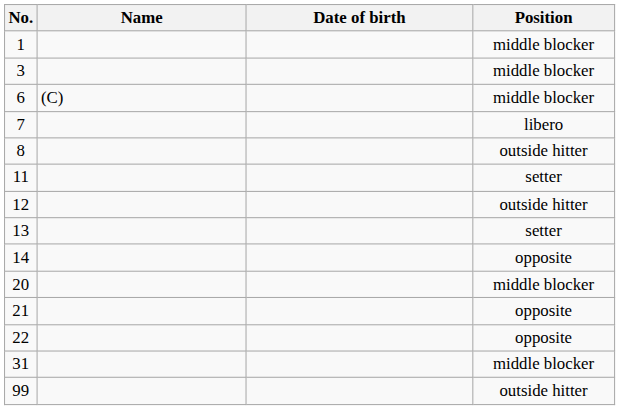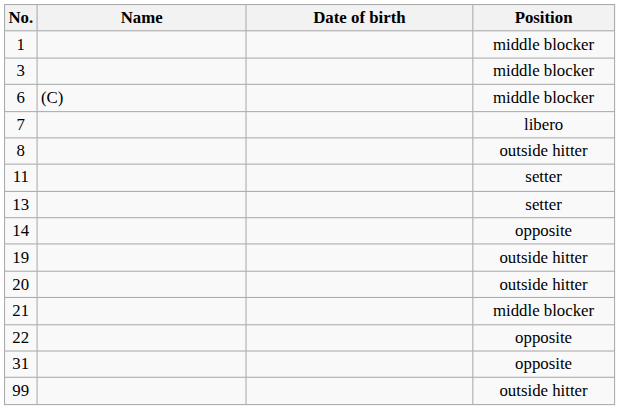- row: (21, 204)
+ row: (21, 257)
(544, 284) middle blocker -> (544, 284) outside hitter
(544, 310) opposite -> (544, 310) middle blocker
(544, 364) middle blocker -> (544, 364) opposite
